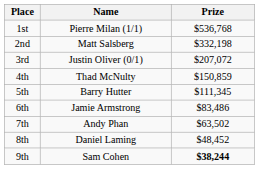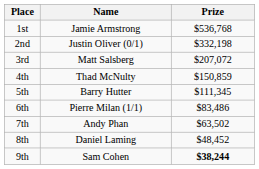(106, 28) Pierre Milan (1/1) -> (106, 28) Jamie Armstrong
(106, 44) Matt Salsberg -> (106, 44) Justin Oliver (0/1)
(106, 60) Justin Oliver (0/1) -> (106, 60) Matt Salsberg
(106, 108) Jamie Armstrong -> (106, 108) Pierre Milan (1/1)
